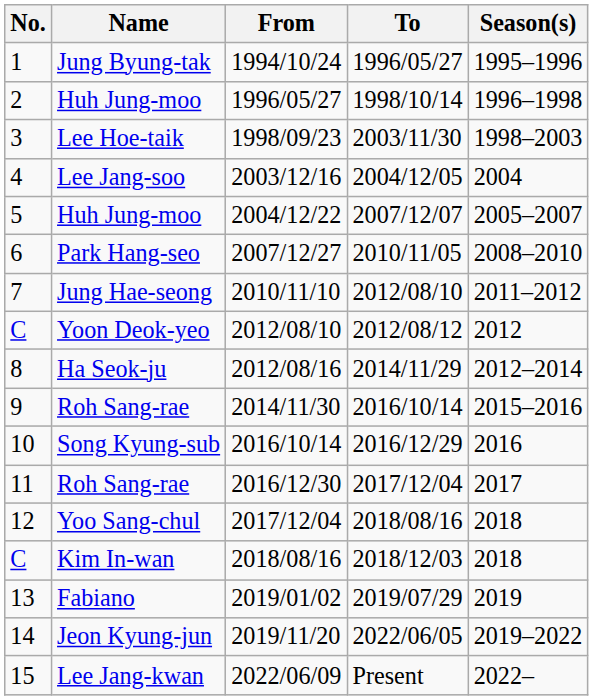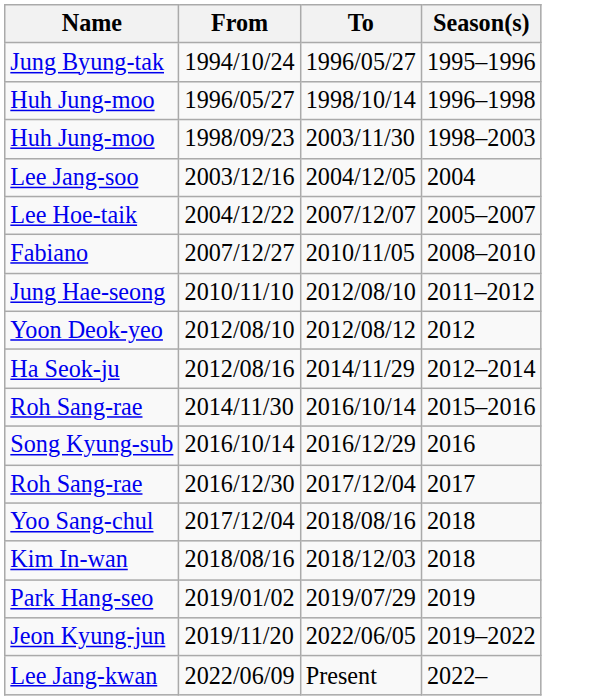- column: (28, 23)
(120, 138) Lee Hoe-taik -> (82, 138) Huh Jung-moo
(129, 215) Huh Jung-moo -> (74, 215) Lee Hoe-taik
(128, 253) Park Hang-seo -> (49, 253) Fabiano
(96, 598) Fabiano -> (82, 598) Park Hang-seo
